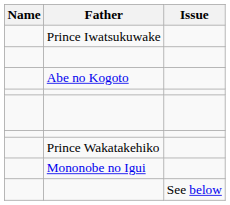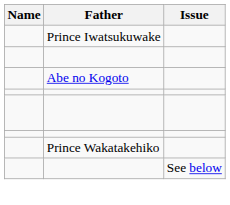- row: (96, 168)
